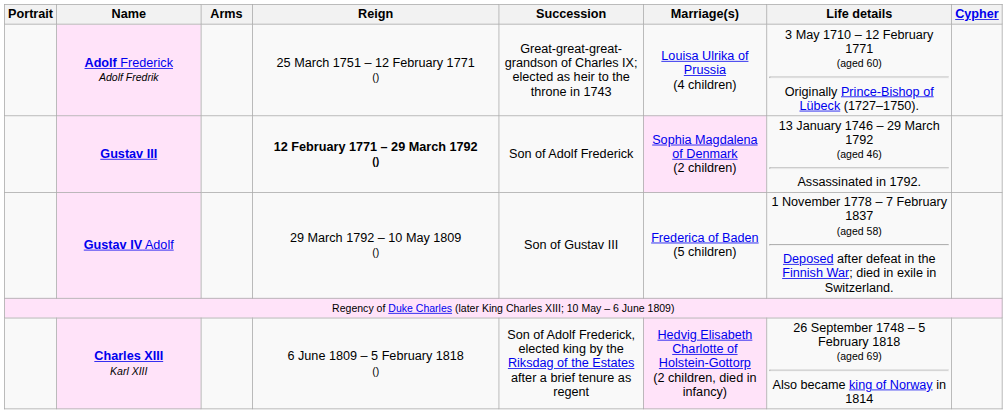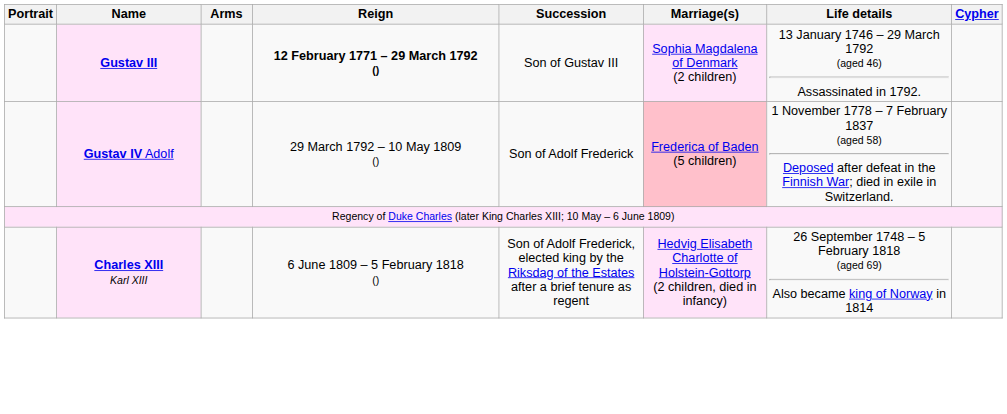- row: (129, 70)
(571, 154) Son of Adolf Frederick -> (571, 63) Son of Gustav III
(571, 245) Son of Gustav III -> (571, 154) Son of Adolf Frederick
(705, 245) no background -> (705, 154) pink background
